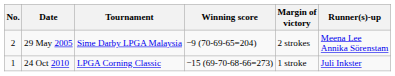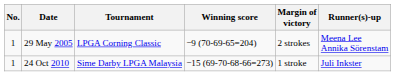(13, 43) 2 -> (13, 43) 1
(129, 43) Sime Darby LPGA Malaysia -> (119, 43) LPGA Corning Classic
(119, 63) LPGA Corning Classic -> (129, 63) Sime Darby LPGA Malaysia
